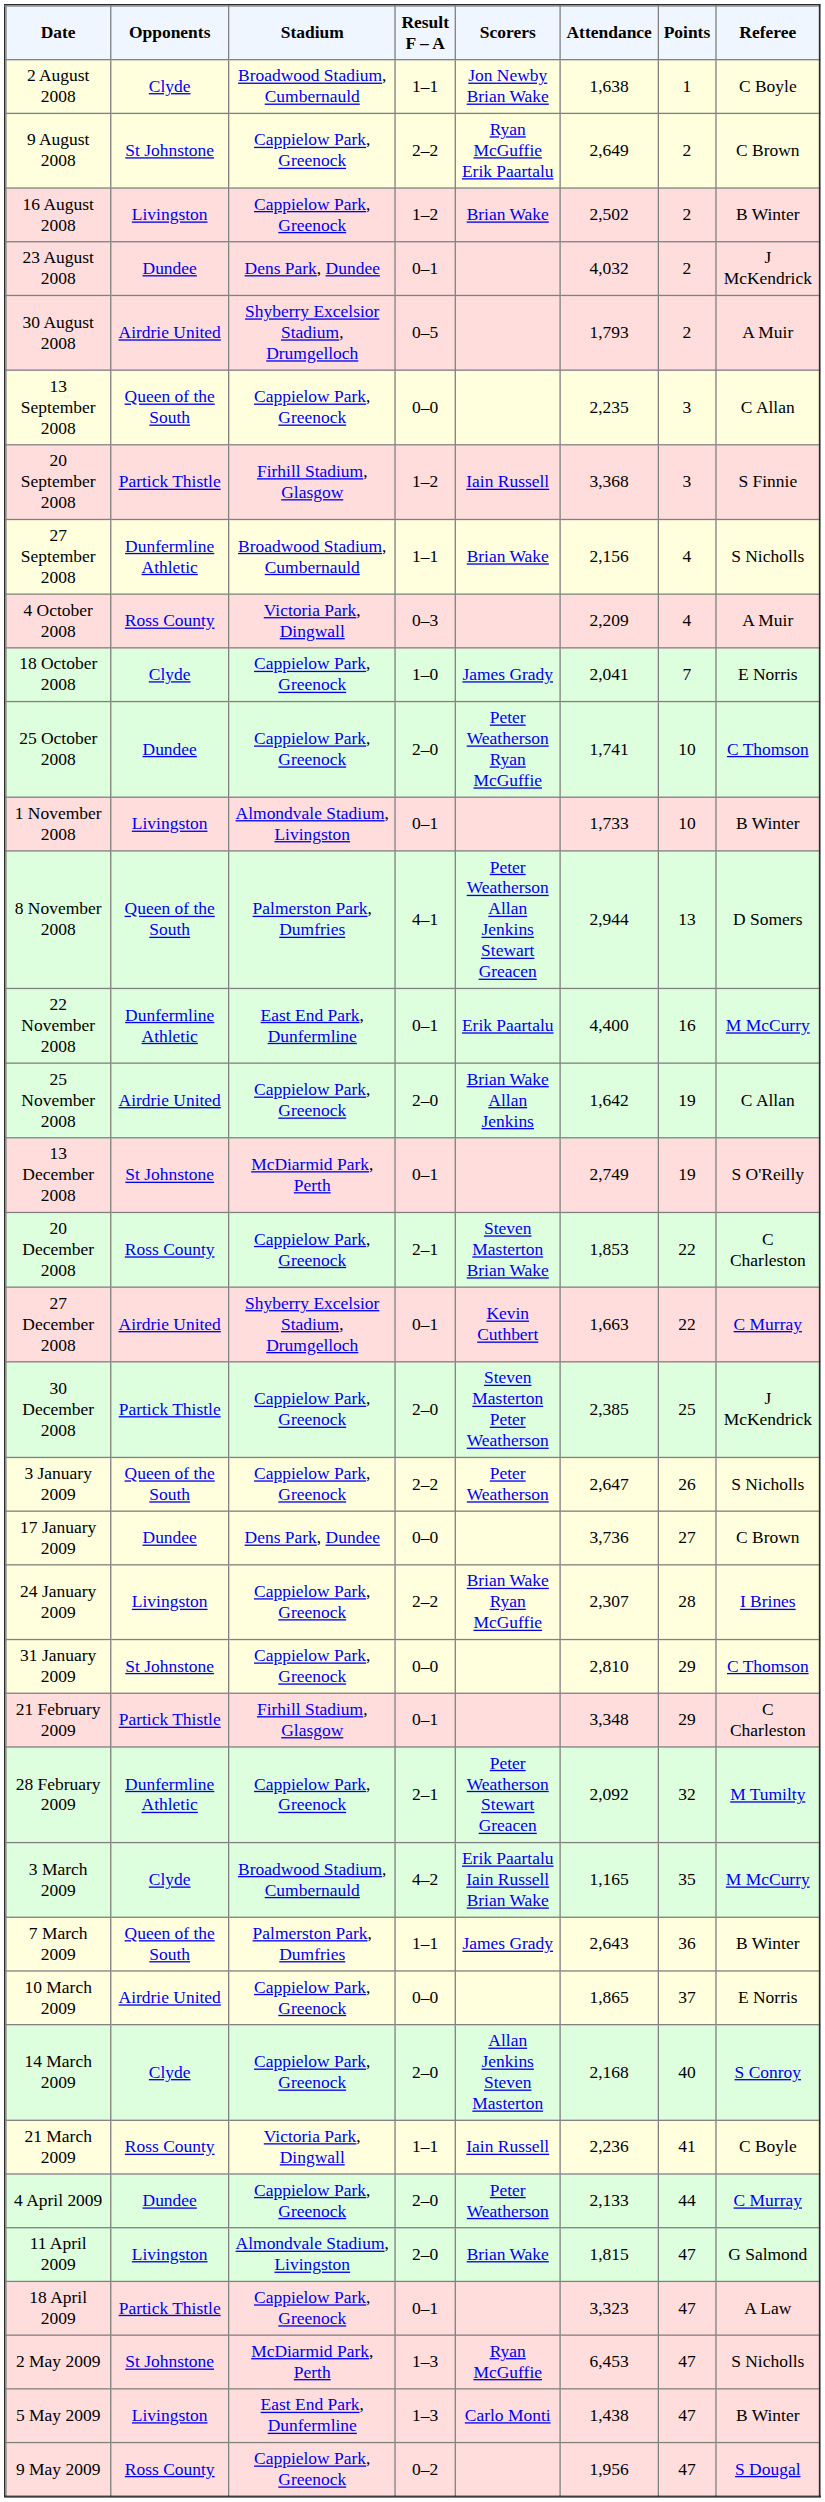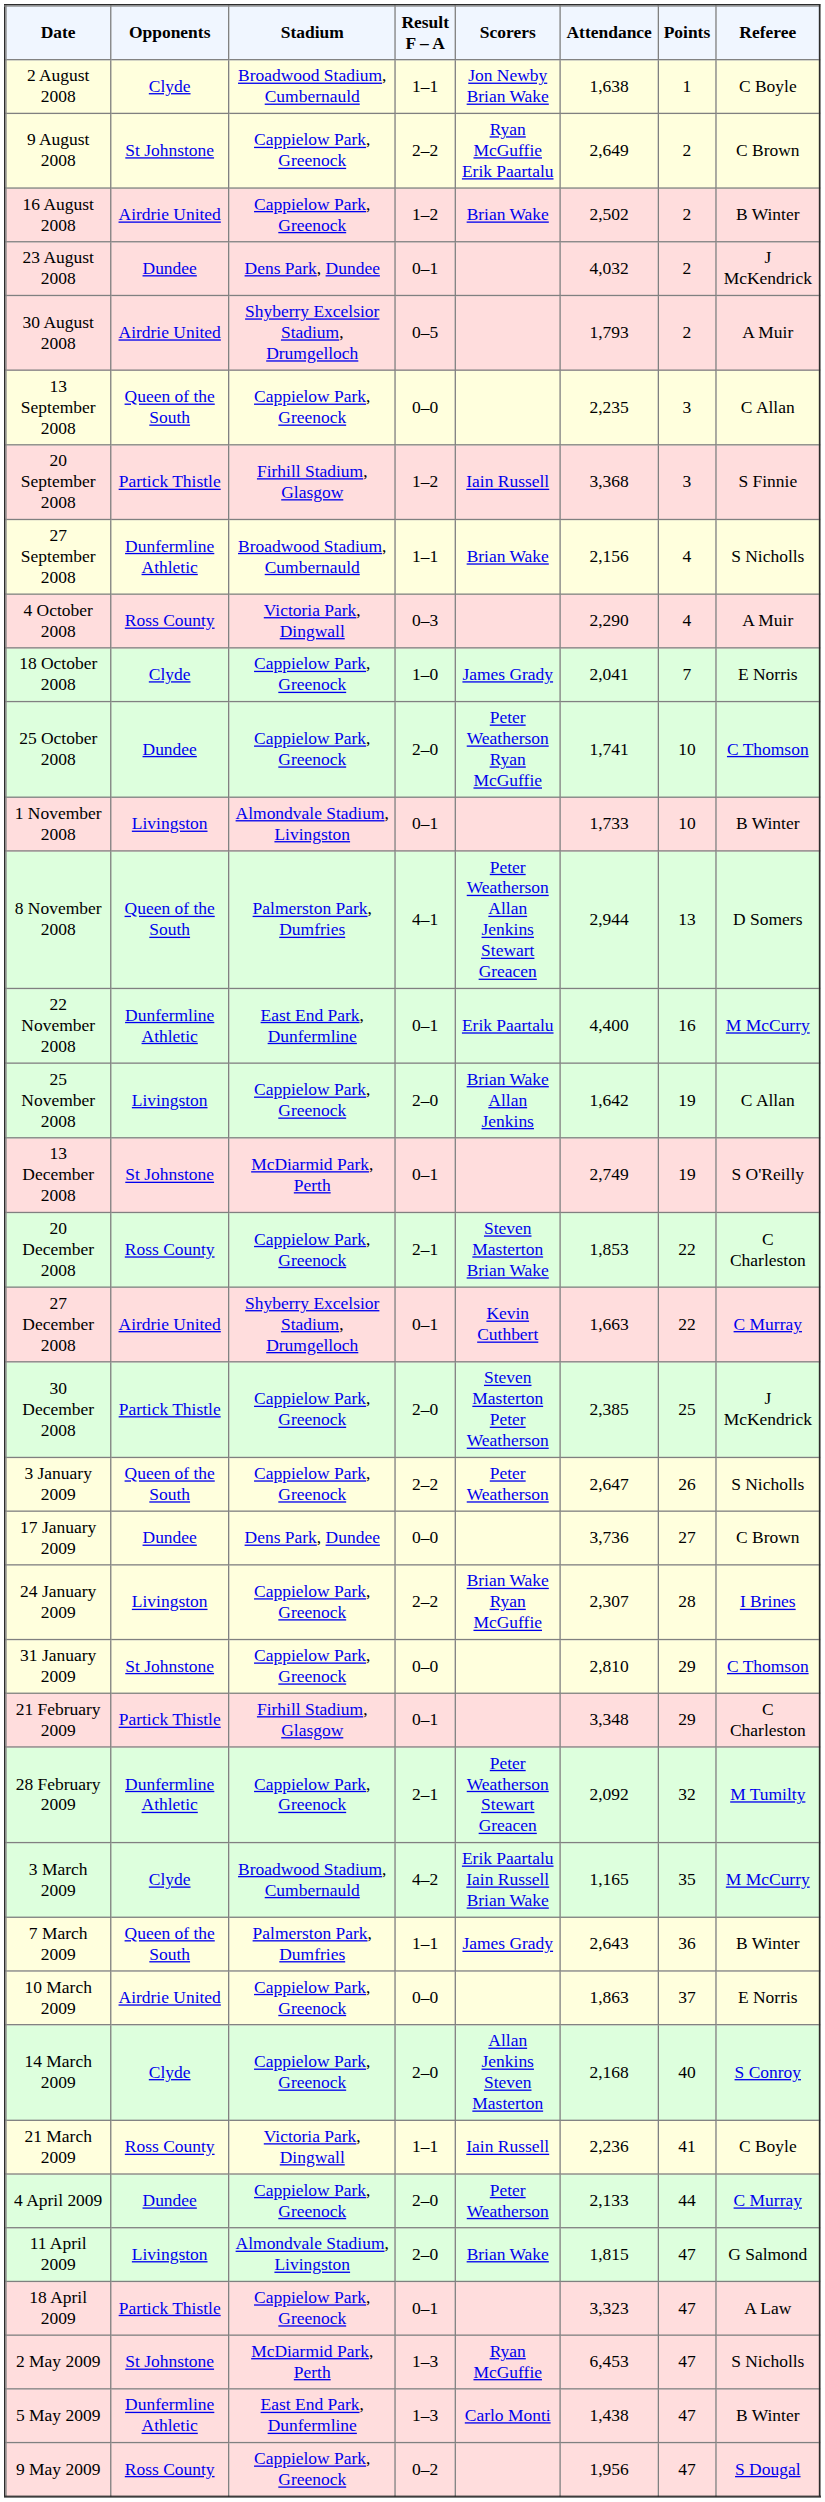(170, 214) Livingston -> (170, 214) Airdrie United
(609, 620) 2,209 -> (609, 620) 2,290
(170, 1100) Airdrie United -> (170, 1100) Livingston
(609, 1997) 1,865 -> (609, 1997) 1,863
(170, 2415) Livingston -> (170, 2415) Dunfermline Athletic
